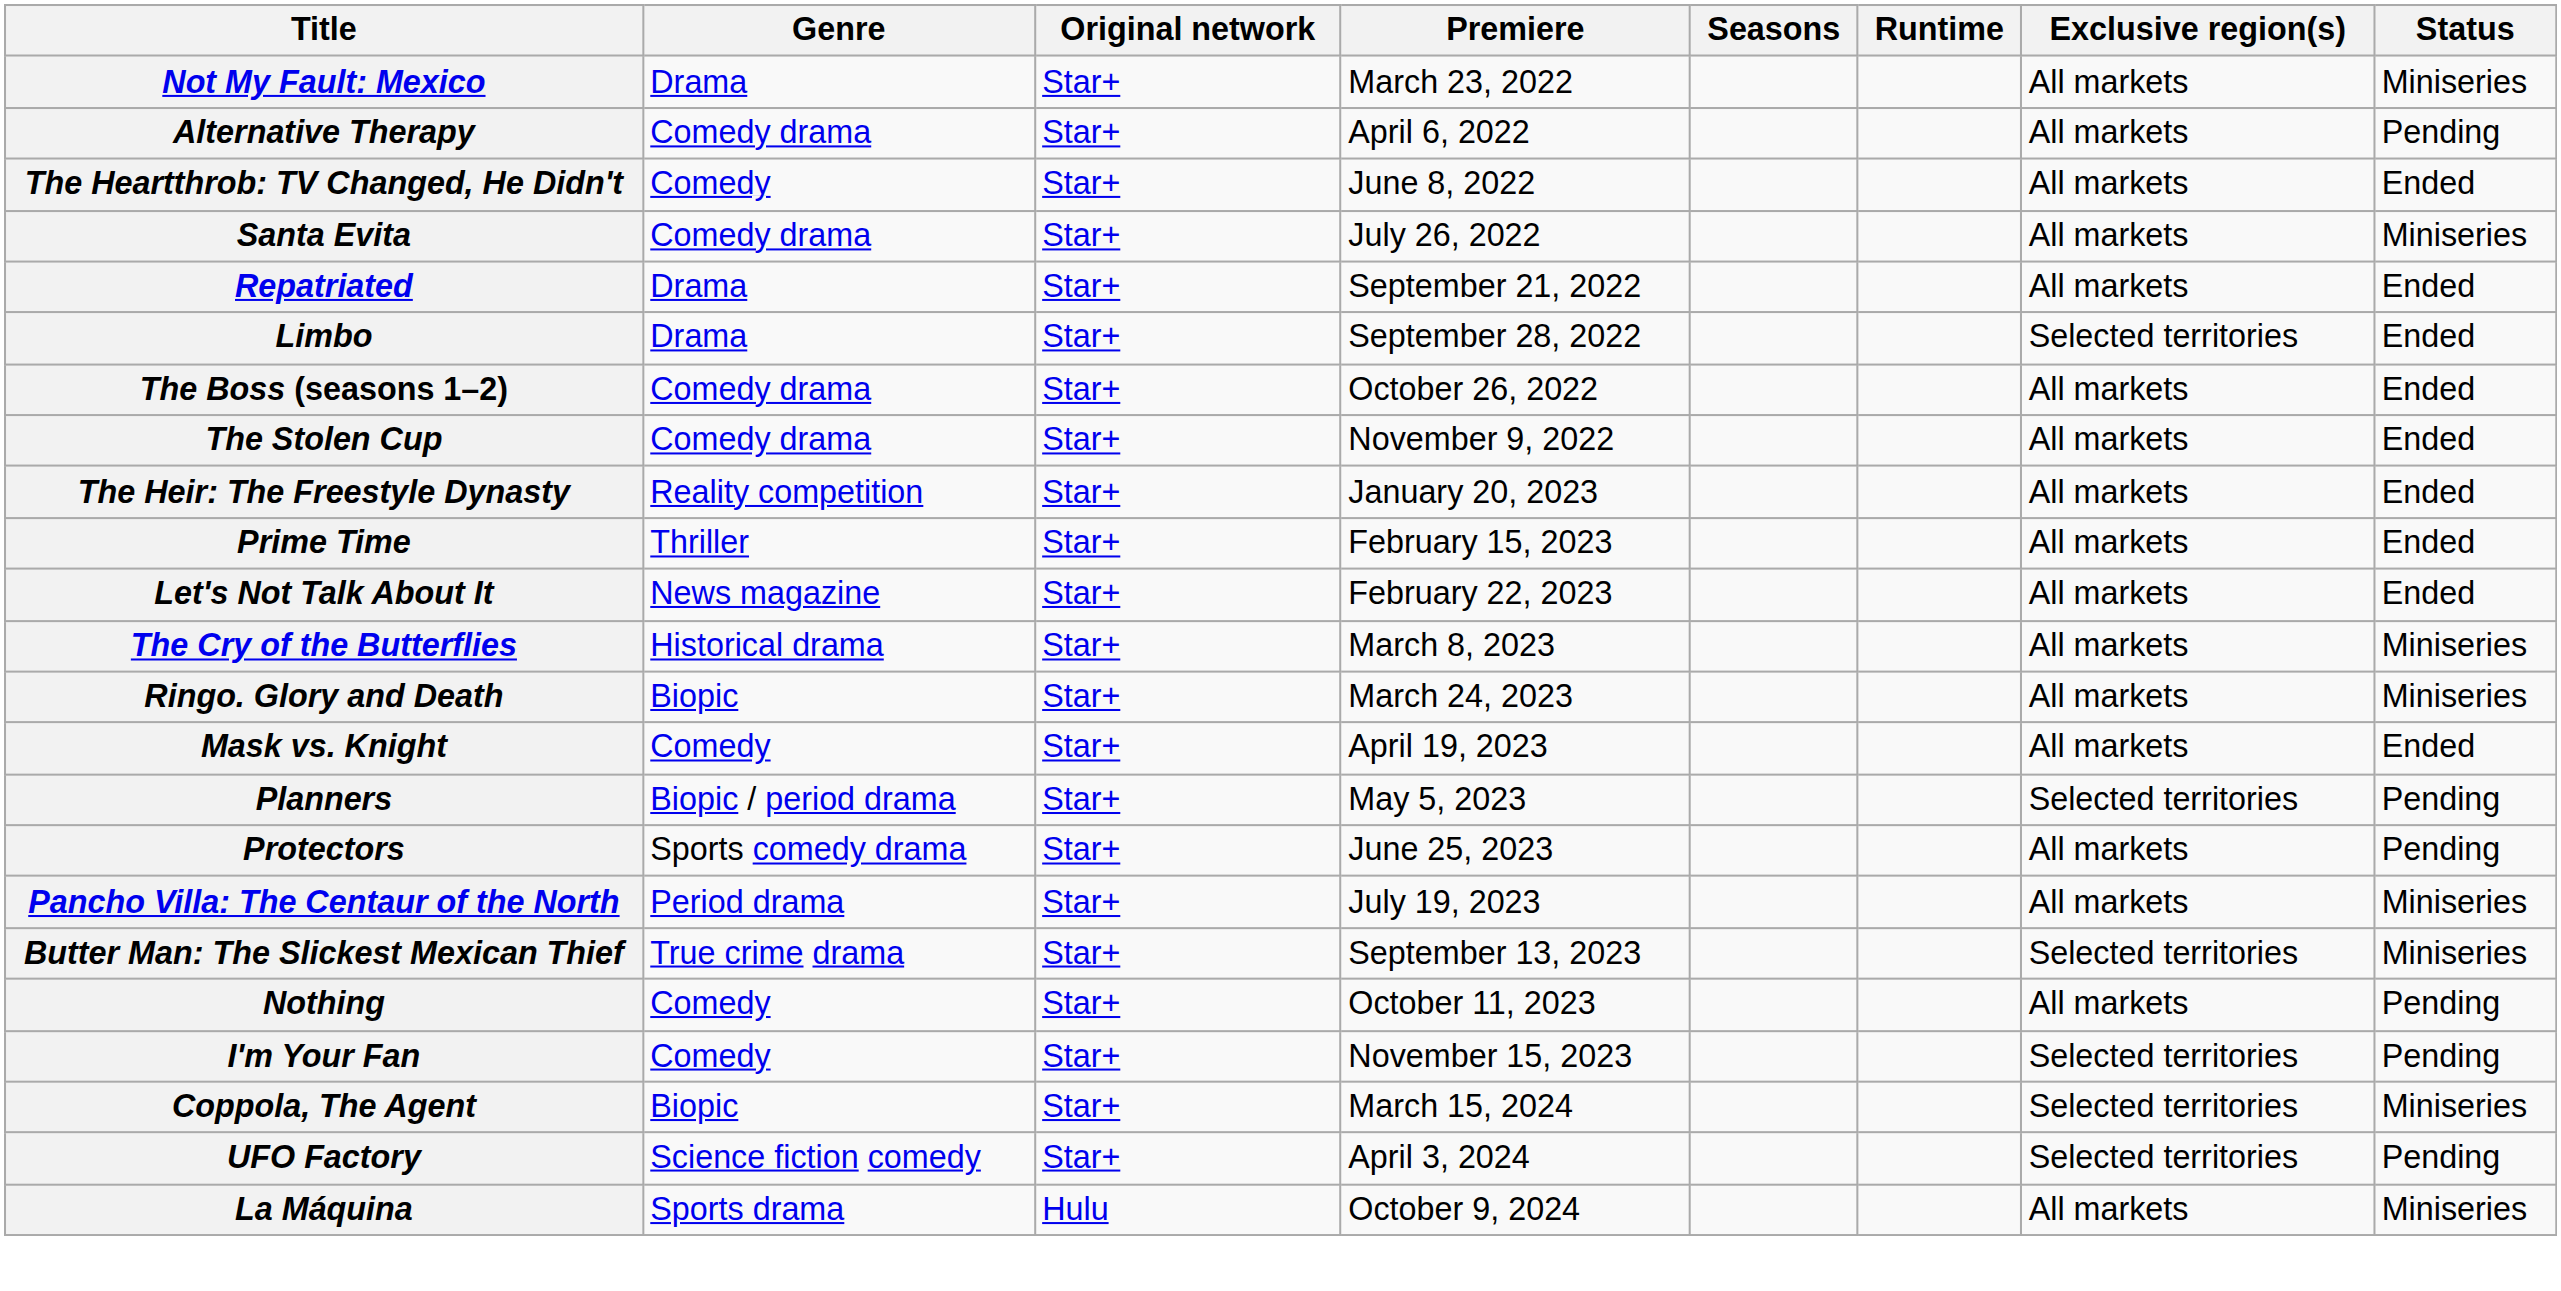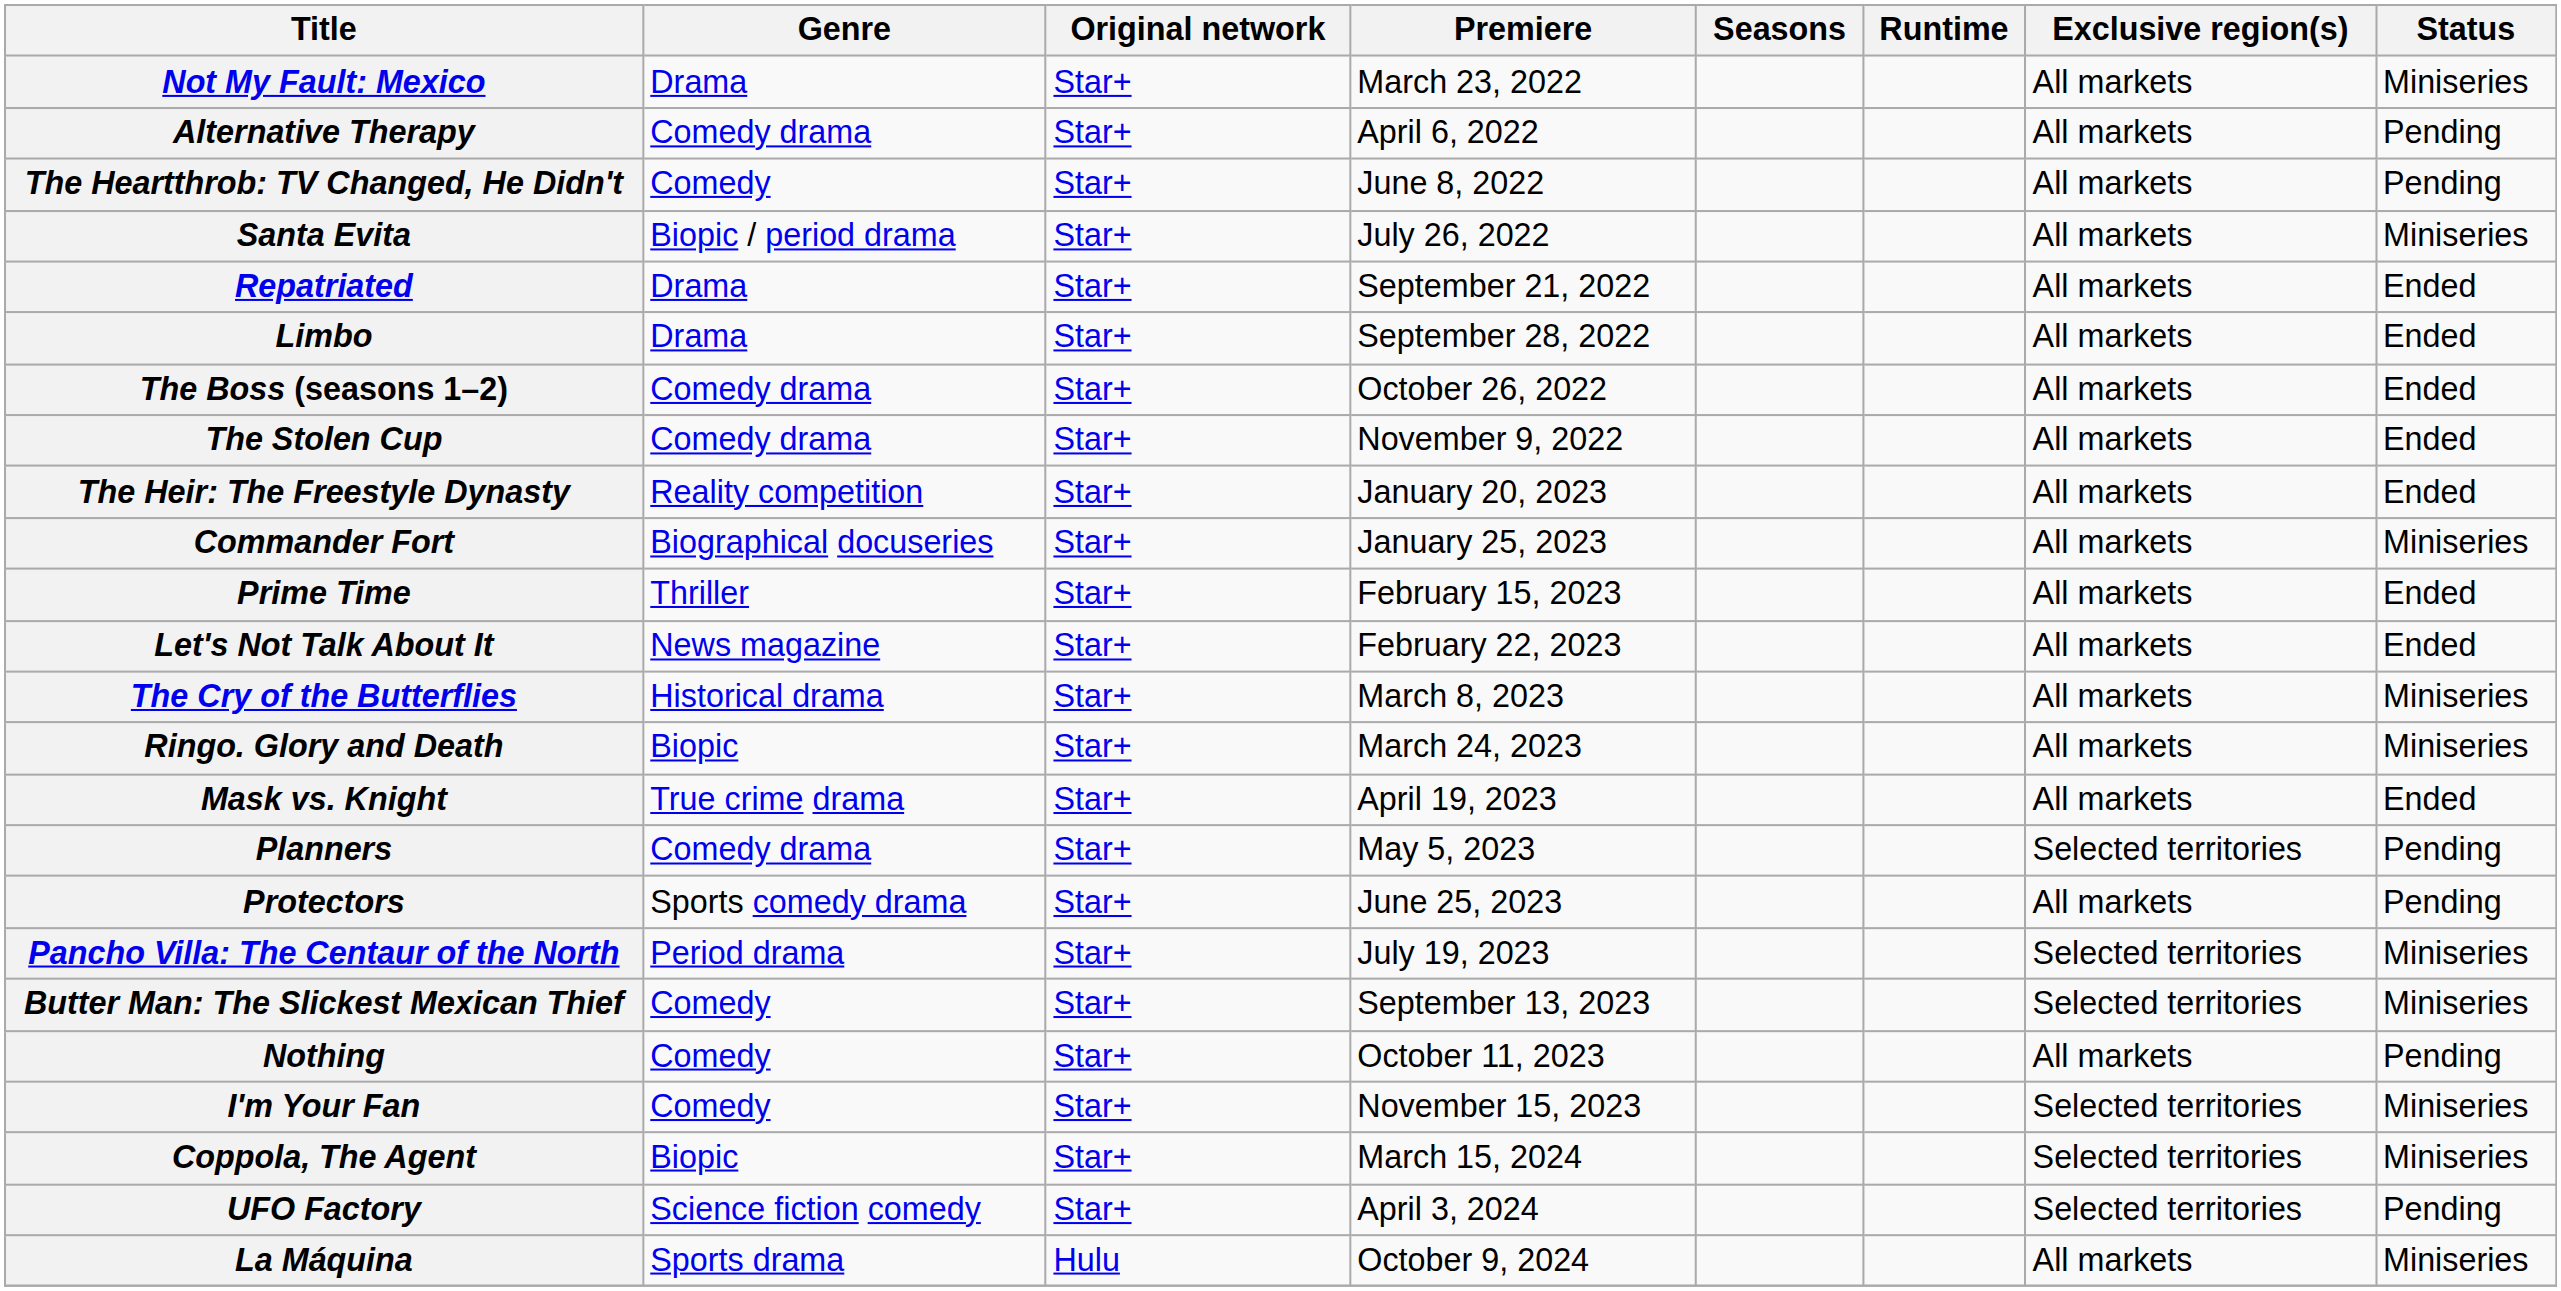(2428, 183) Ended -> (2442, 183) Pending
(761, 235) Comedy drama -> (803, 235) Biopic / period drama
(2163, 337) Selected territories -> (2113, 337) All markets
+ row: (324, 542)
(710, 747) Comedy -> (777, 798) True crime drama
(803, 798) Biopic / period drama -> (761, 850) Comedy drama
(2109, 901) All markets -> (2167, 952) Selected territories
(777, 952) True crime drama -> (710, 1004) Comedy
(2441, 1055) Pending -> (2456, 1106) Miniseries
